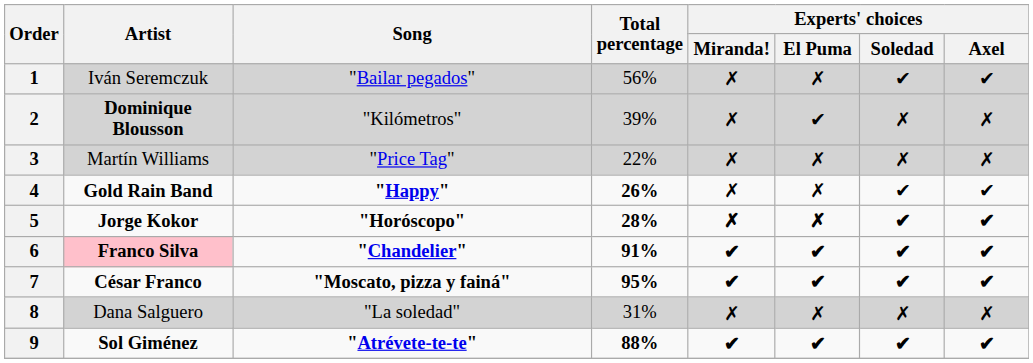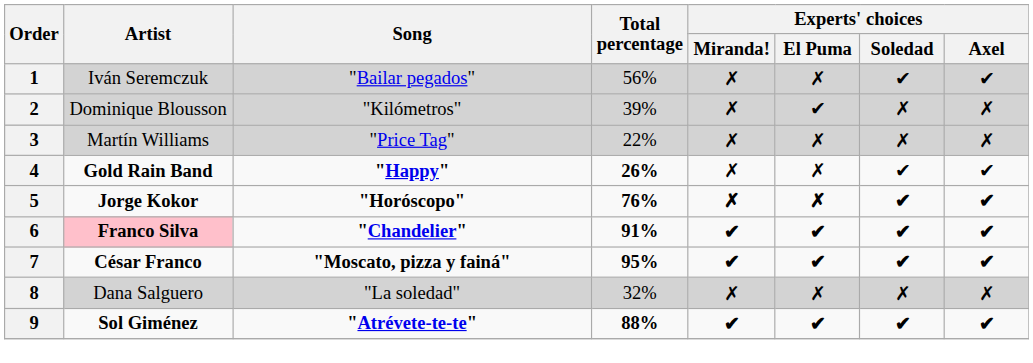(148, 119) bold -> (148, 109) normal
(640, 220) 28% -> (640, 201) 76%
(640, 312) 31% -> (640, 292) 32%
